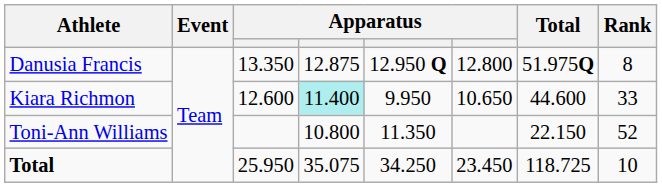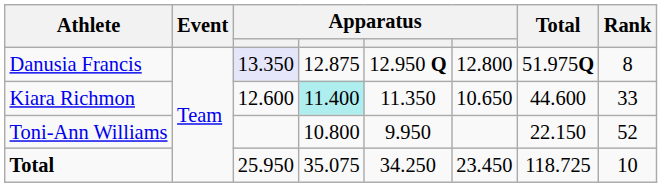(266, 64) no background -> (266, 64) lavender background
(408, 98) 9.950 -> (408, 98) 11.350
(408, 132) 11.350 -> (408, 132) 9.950
